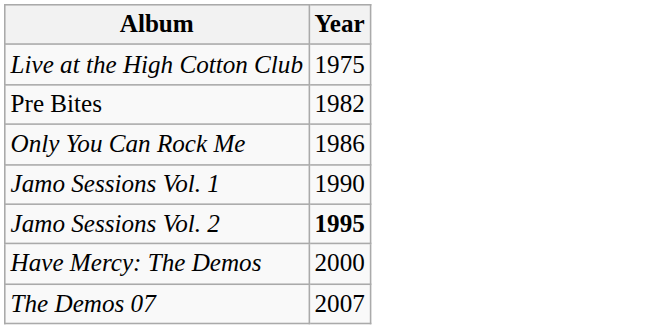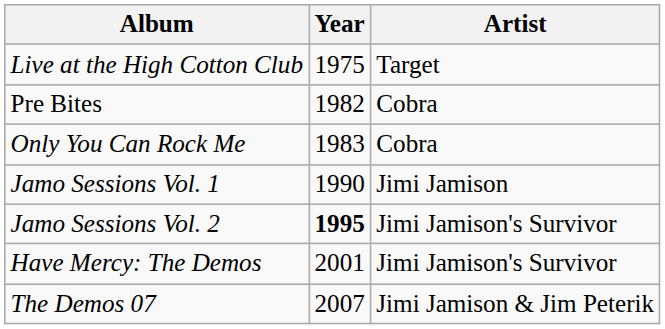+ column: (515, 24)
(340, 143) 1986 -> (340, 143) 1983
(340, 263) 2000 -> (340, 263) 2001
